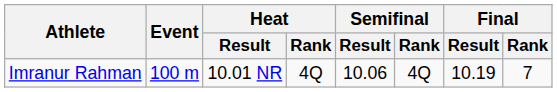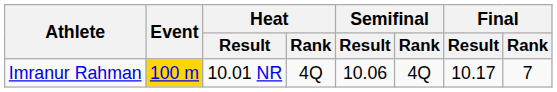(174, 73) no background -> (174, 73) gold background
(473, 73) 10.19 -> (473, 73) 10.17
